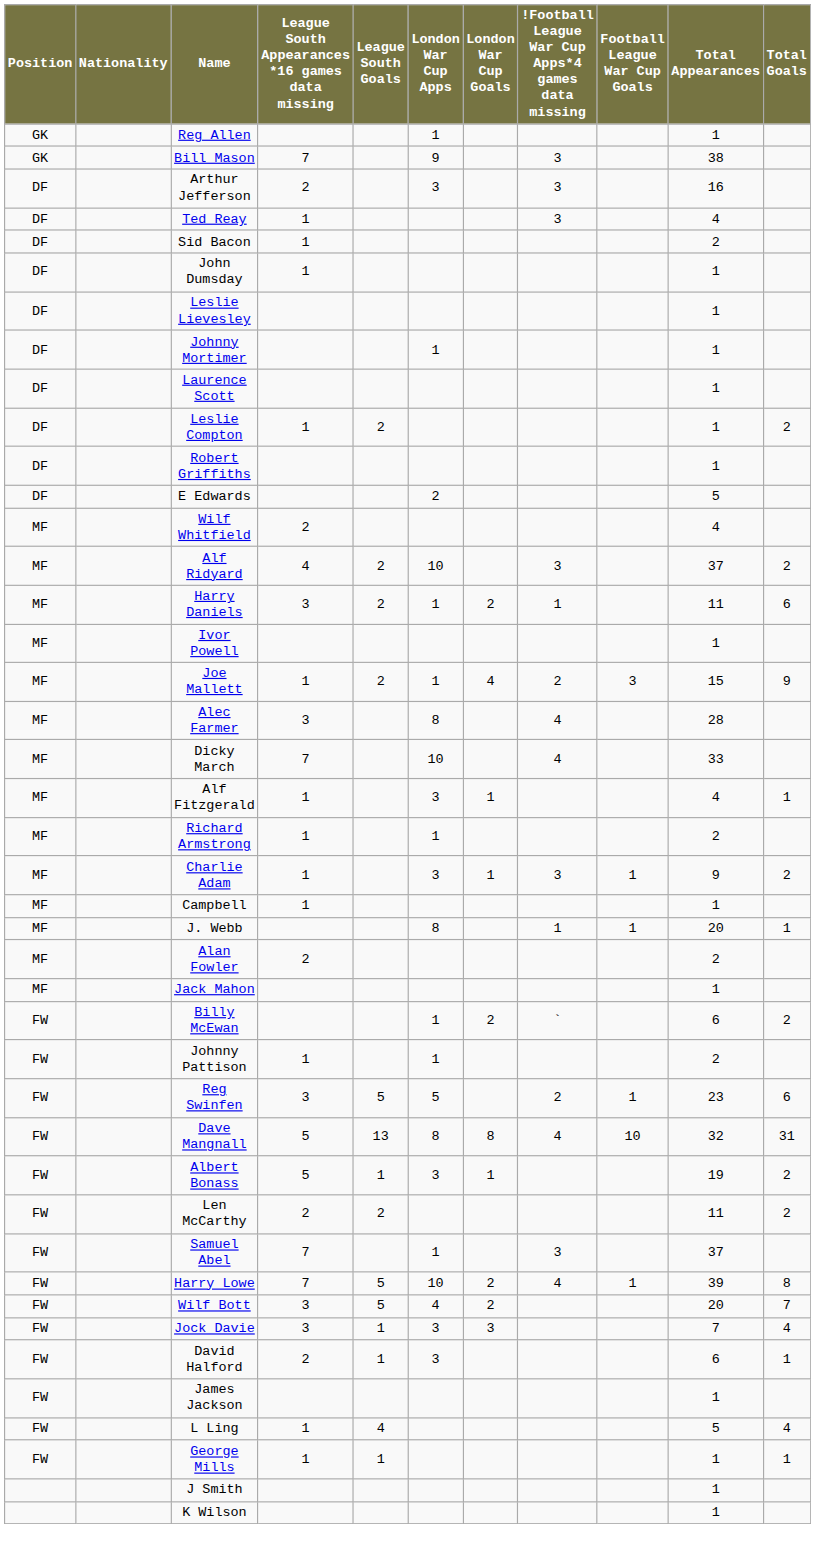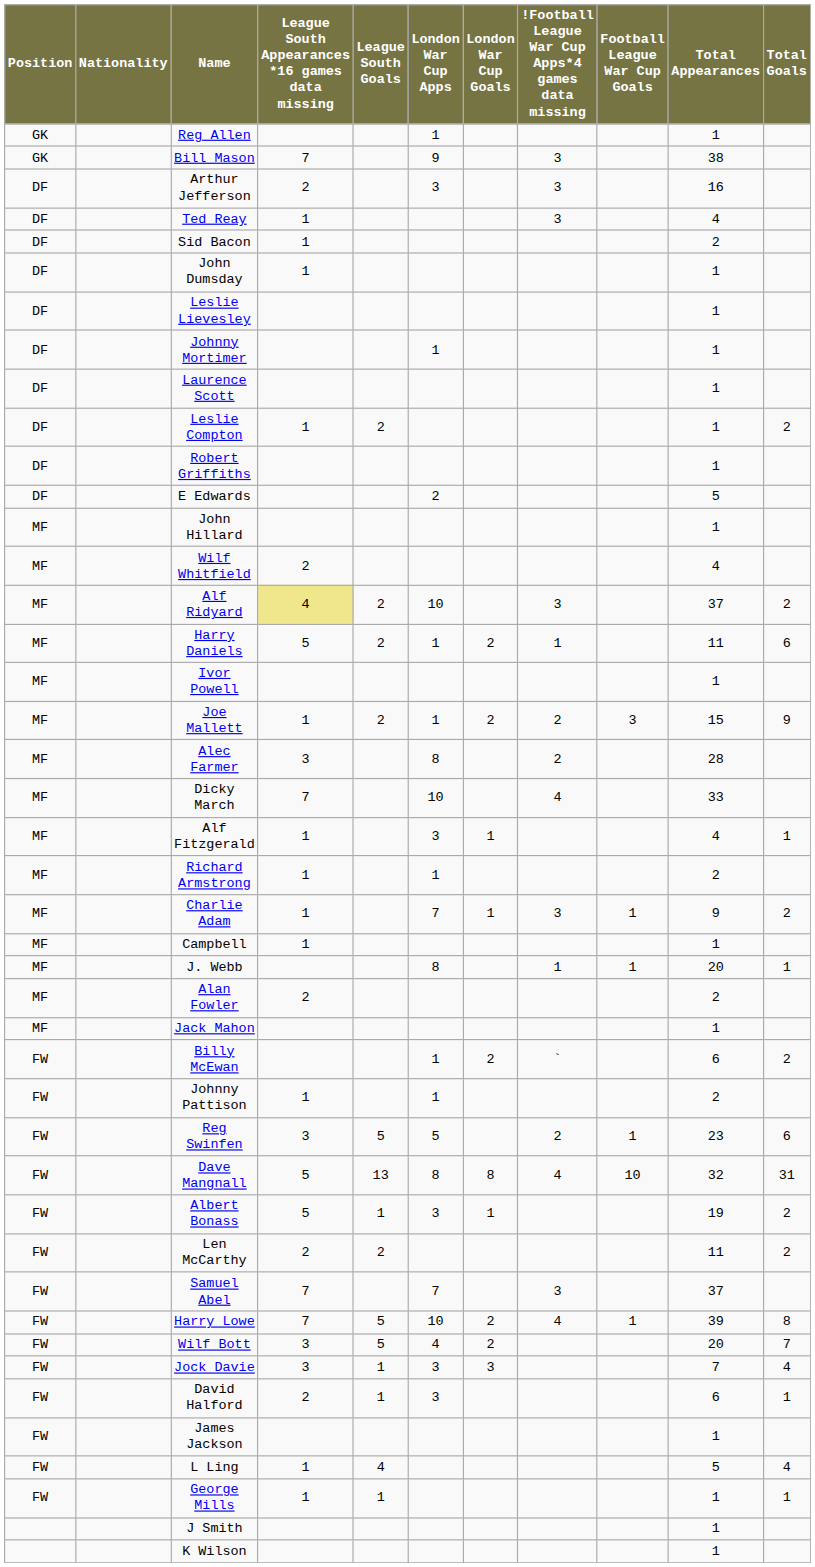+ row: (214, 527)
(306, 565) no background -> (306, 604) khaki background
(306, 604) 3 -> (306, 643) 5
(490, 682) 4 -> (490, 720) 2
(558, 720) 4 -> (558, 759) 2
(436, 875) 3 -> (436, 914) 7
(436, 1253) 1 -> (436, 1291) 7
